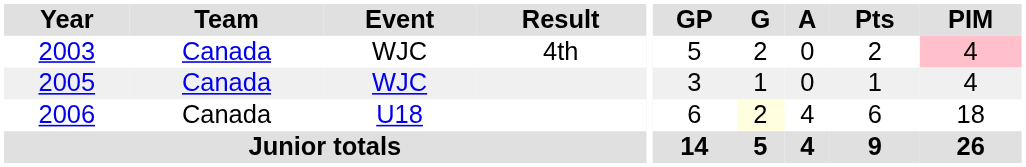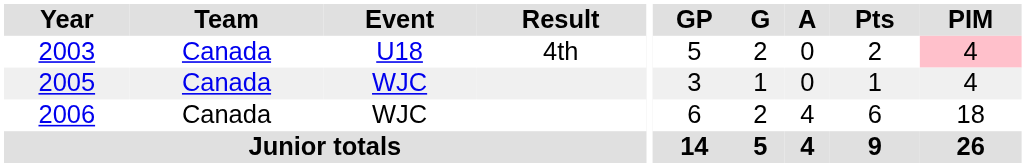(400, 51) WJC -> (400, 51) U18
(400, 115) U18 -> (400, 115) WJC
(760, 115) lightyellow background -> (760, 115) no background
